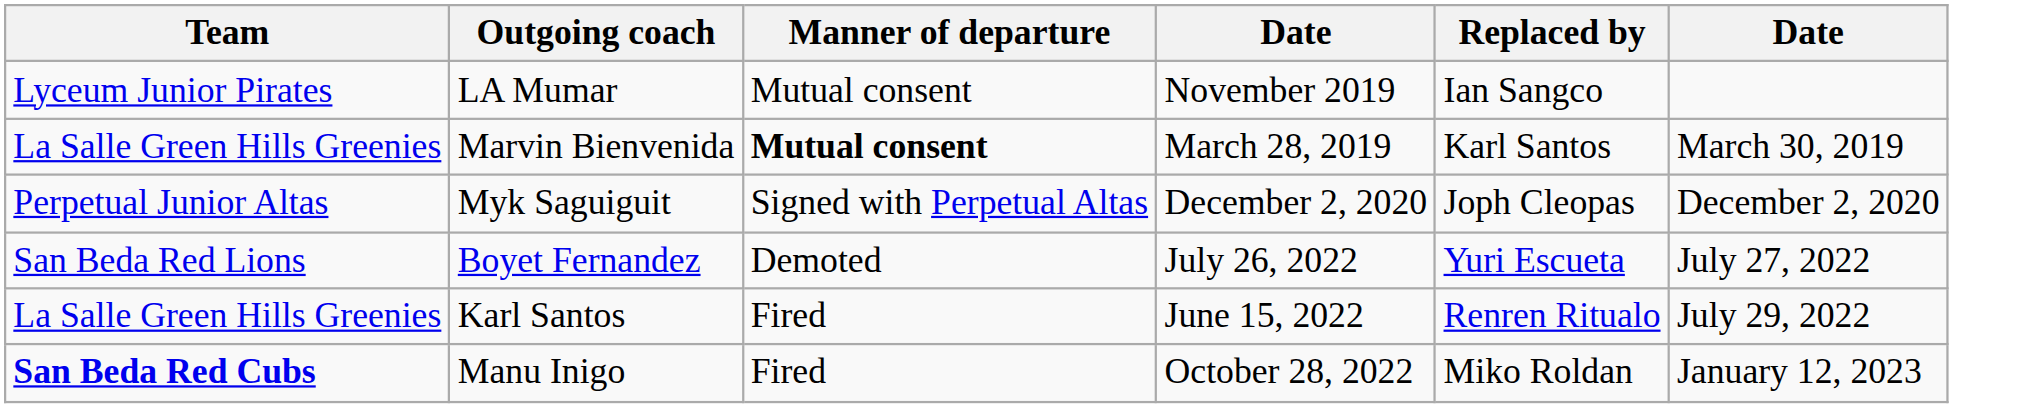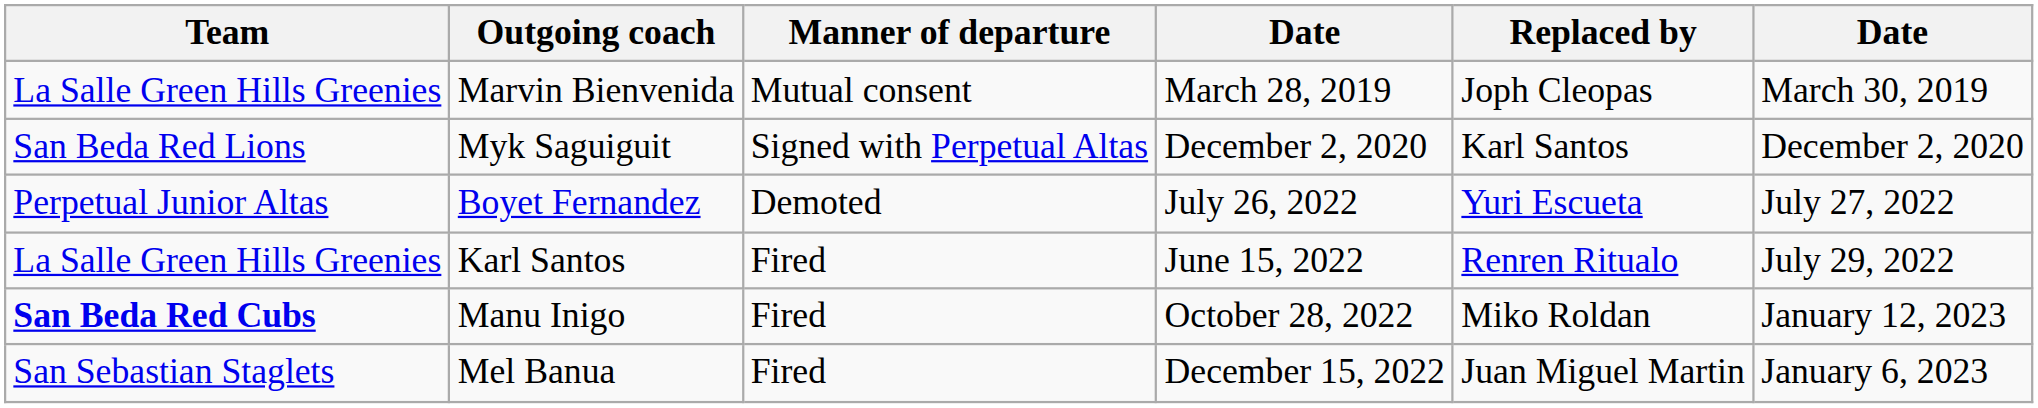- row: (538, 89)
(869, 145) bold -> (861, 89) normal
(1527, 145) Karl Santos -> (1557, 89) Joph Cleopas
(171, 202) Perpetual Junior Altas -> (160, 145) San Beda Red Lions
(1539, 202) Joph Cleopas -> (1545, 145) Karl Santos
(160, 259) San Beda Red Lions -> (171, 202) Perpetual Junior Altas
+ row: (537, 372)
